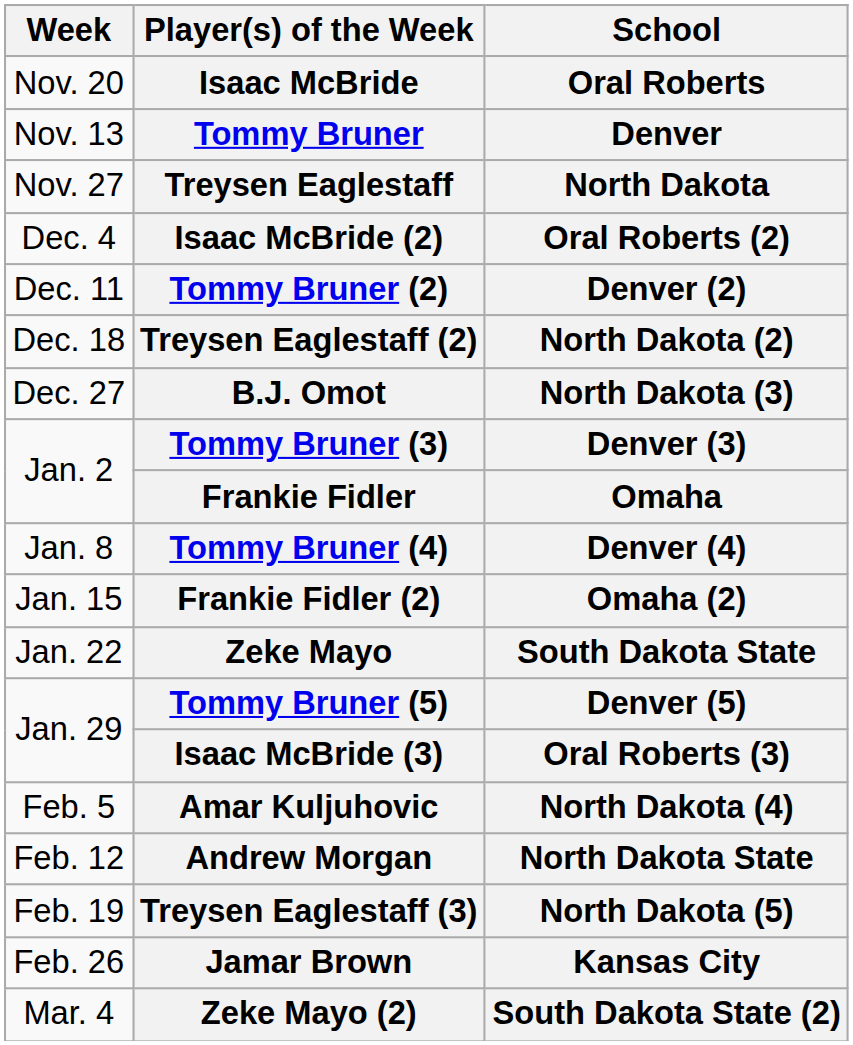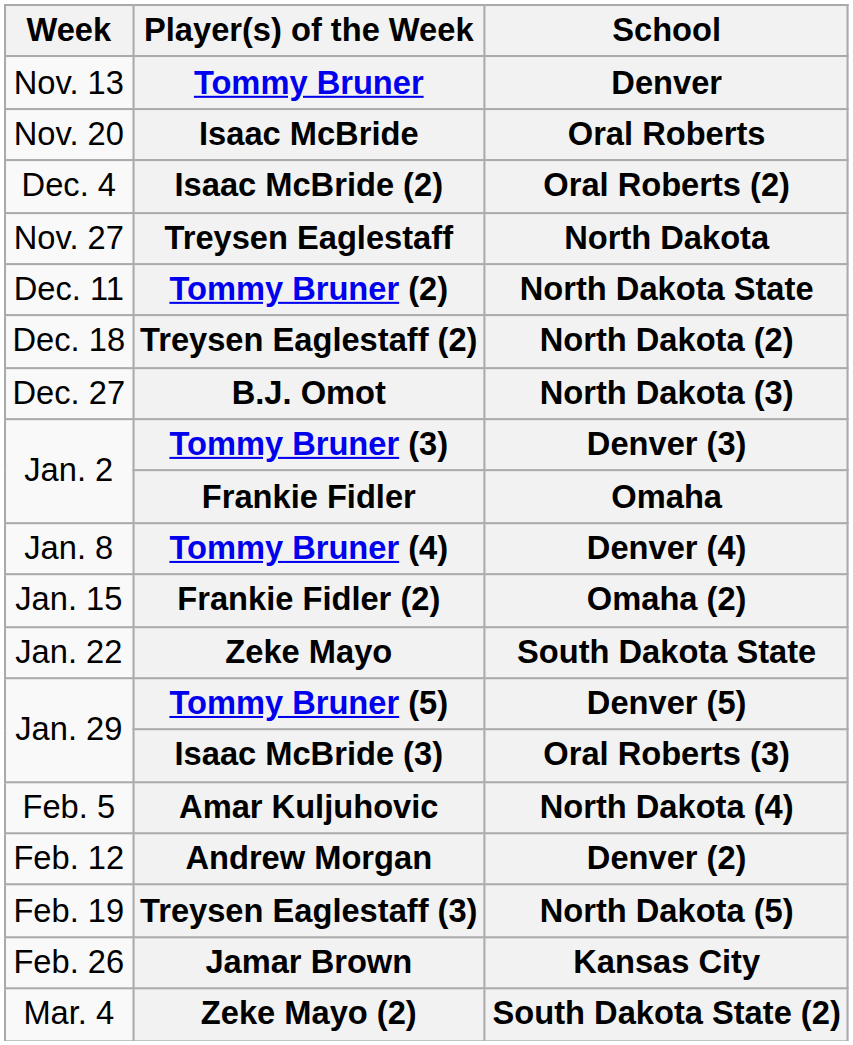rows swapped: (309, 133) <-> (309, 82)
rows swapped: (309, 185) <-> (309, 237)
(667, 289) Denver (2) -> (667, 289) North Dakota State
(667, 858) North Dakota State -> (667, 858) Denver (2)
